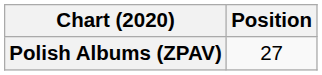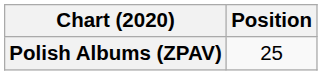(272, 53) 27 -> (272, 53) 25
